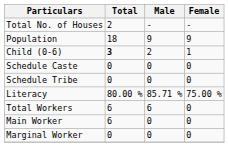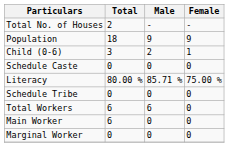(110, 53) bold -> (110, 53) normal
rows swapped: (42, 80) <-> (27, 94)
